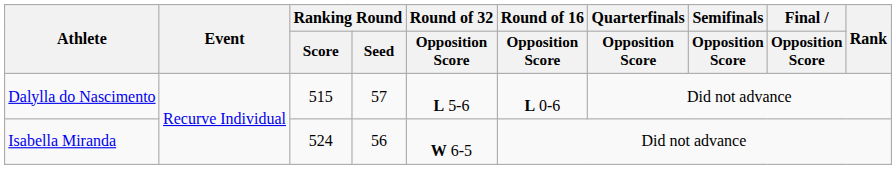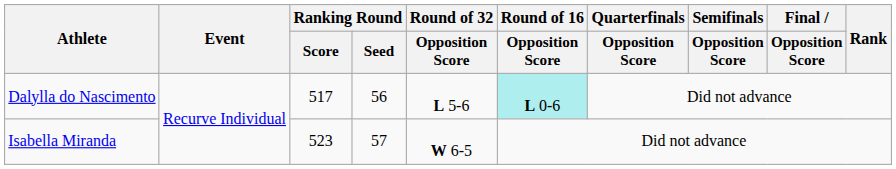(321, 96) 515 -> (321, 96) 517
(379, 96) 57 -> (379, 96) 56
(542, 106) no background -> (542, 106) paleturquoise background
(321, 141) 524 -> (321, 141) 523
(379, 141) 56 -> (379, 141) 57
